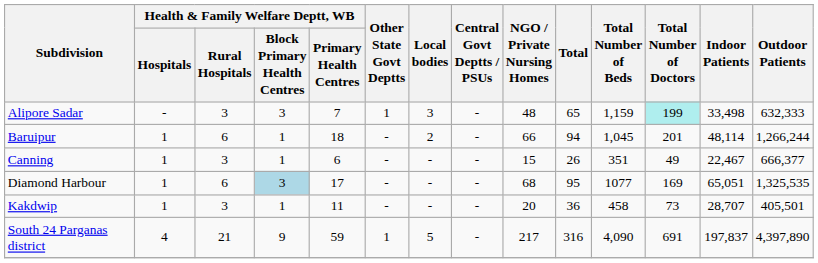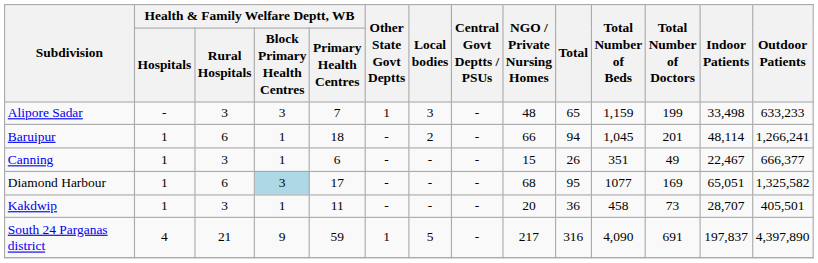(673, 113) paleturquoise background -> (673, 113) no background
(783, 113) 632,333 -> (783, 113) 633,233
(783, 136) 1,266,244 -> (783, 136) 1,266,241
(783, 182) 1,325,535 -> (783, 182) 1,325,582
